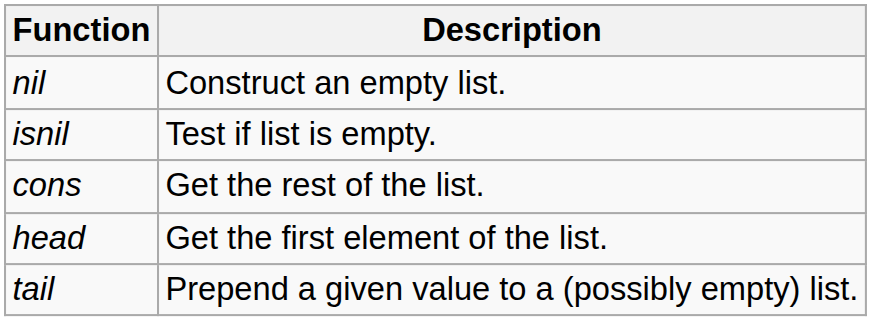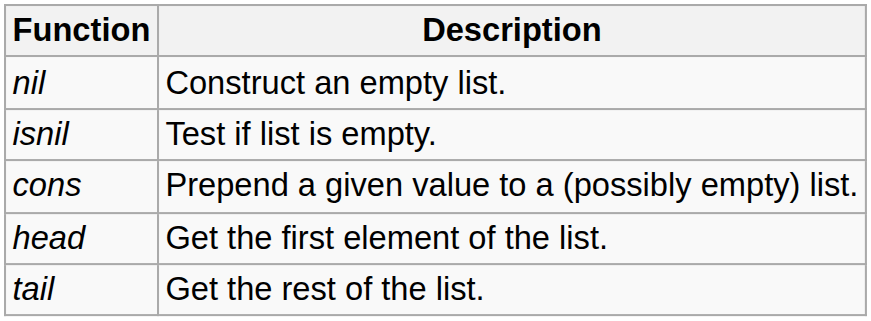(325, 185) Get the rest of the list. -> (512, 185) Prepend a given value to a (possibly empty) list.
(512, 289) Prepend a given value to a (possibly empty) list. -> (325, 289) Get the rest of the list.
